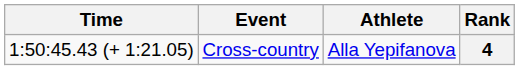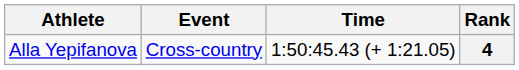columns swapped: (392, 20) <-> (101, 20)
